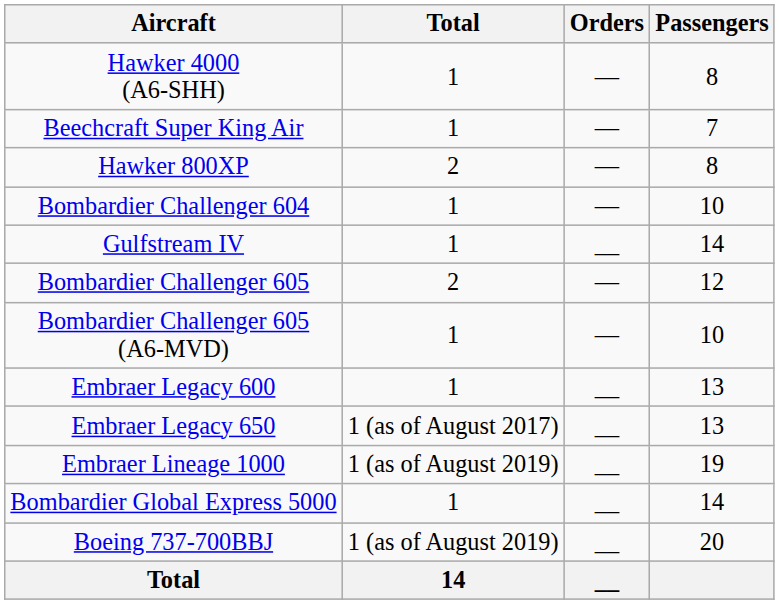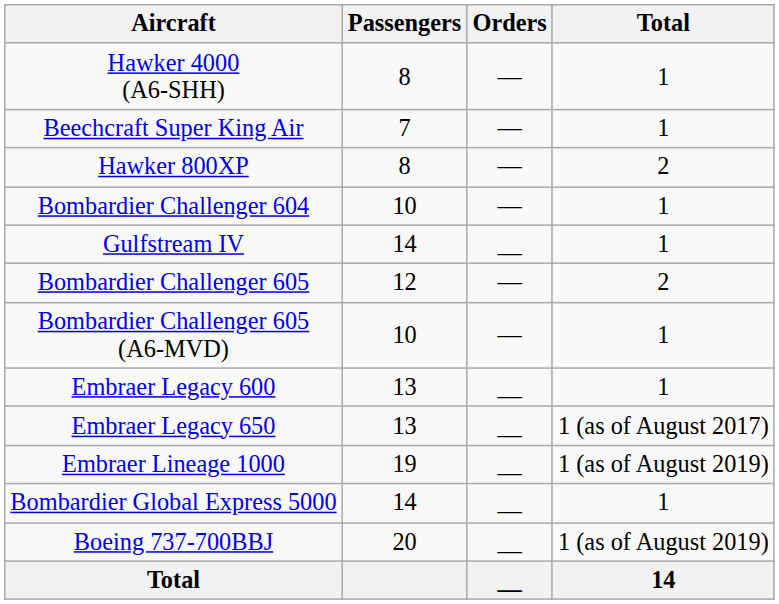columns swapped: (453, 23) <-> (712, 23)
